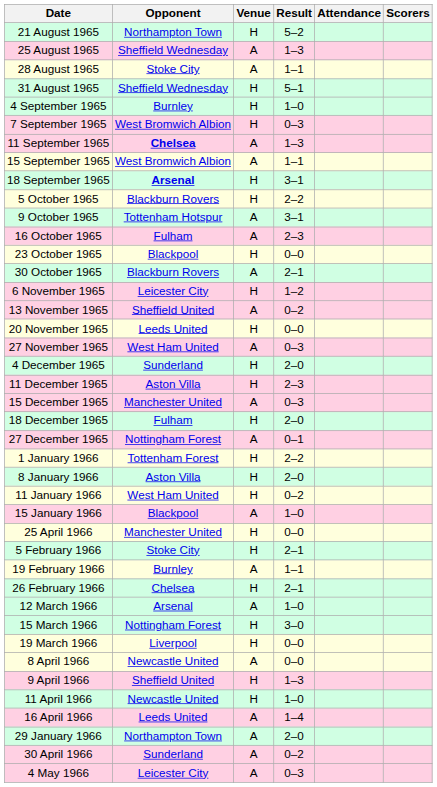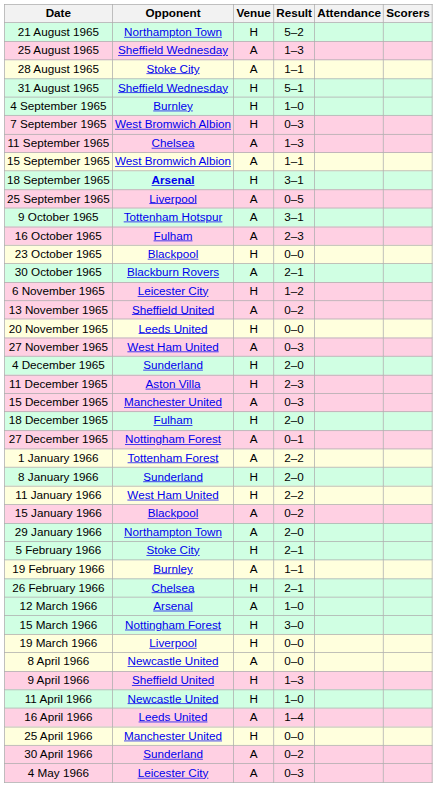(173, 143) bold -> (173, 143) normal
+ row: (58, 198)
- row: (58, 198)
(254, 458) H -> (254, 458) A
(173, 476) Aston Villa -> (173, 476) Sunderland
(294, 495) 0–2 -> (294, 495) 2–2
(294, 513) 1–0 -> (294, 513) 0–2
rows swapped: (58, 736) <-> (58, 532)
